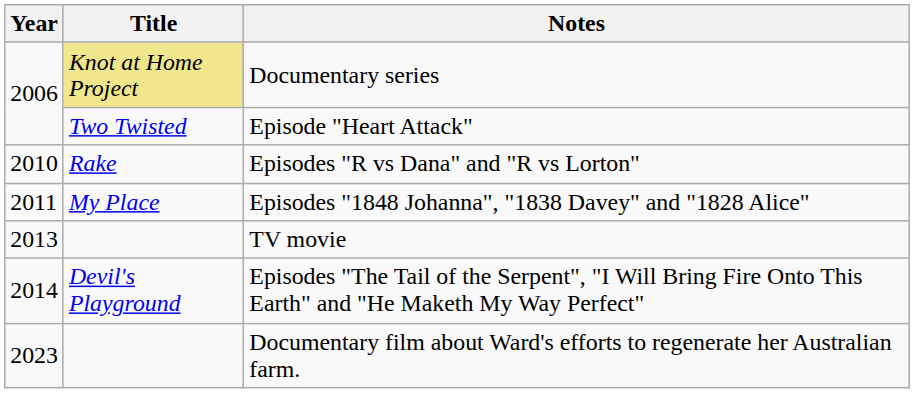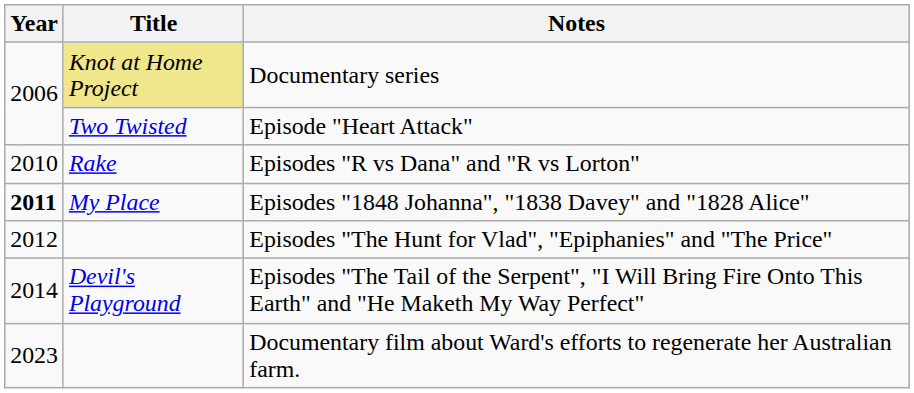(34, 201) normal -> (33, 201) bold
+ row: (541, 239)
- row: (298, 239)
